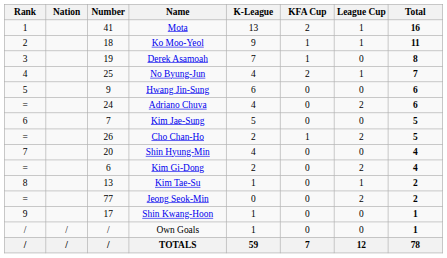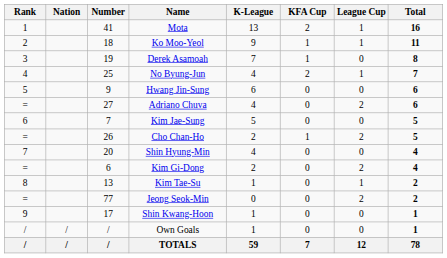(108, 105) 24 -> (108, 105) 27
